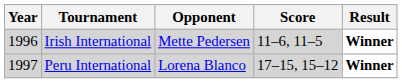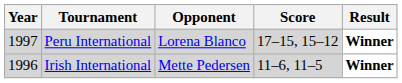rows swapped: (98, 41) <-> (98, 66)
